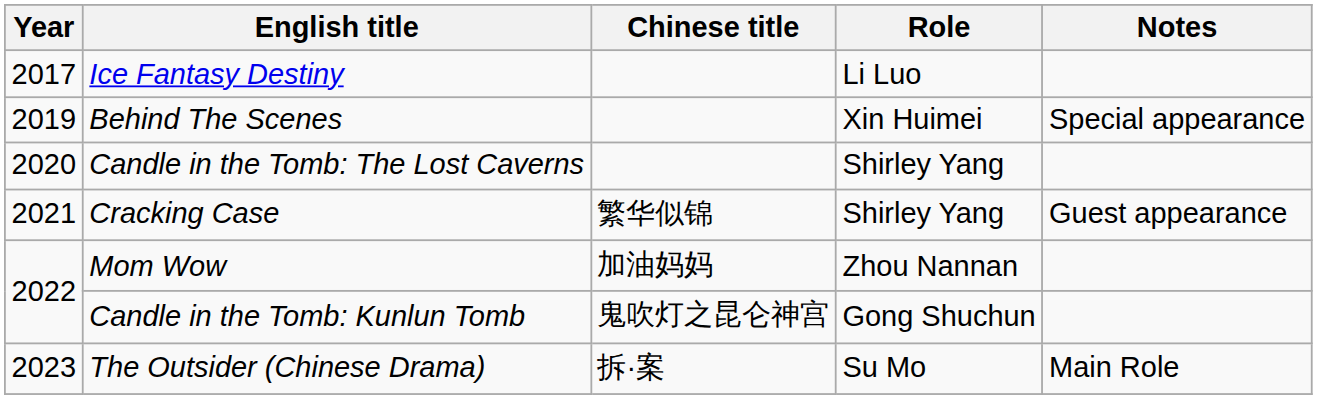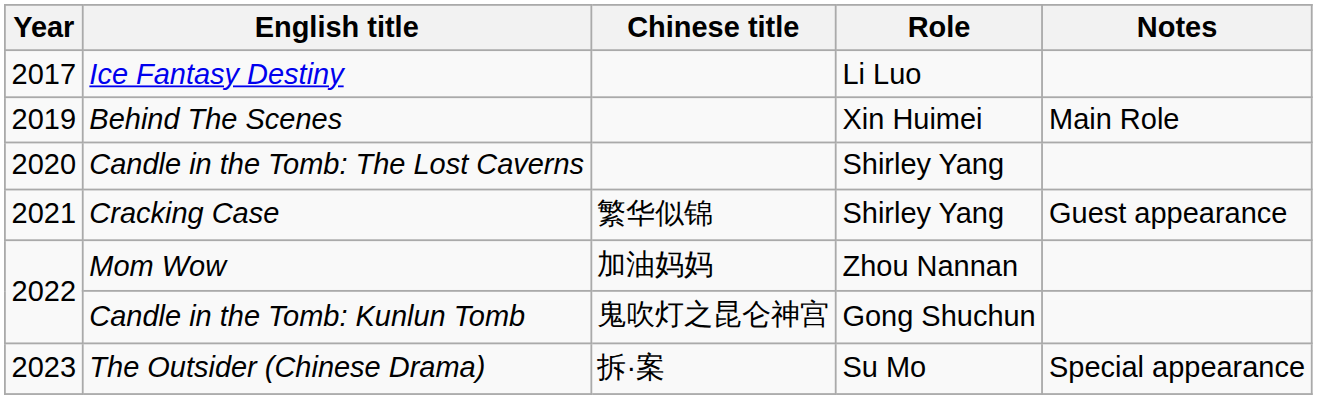(1177, 119) Special appearance -> (1114, 119) Main Role
(1114, 367) Main Role -> (1177, 367) Special appearance
